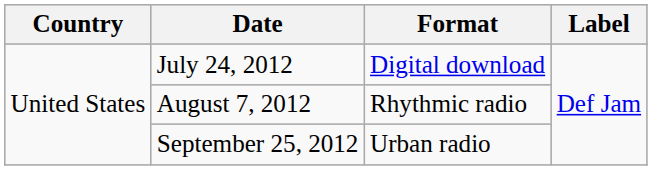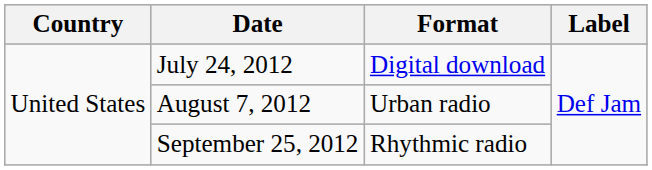(448, 104) Rhythmic radio -> (430, 104) Urban radio
(430, 143) Urban radio -> (448, 143) Rhythmic radio
